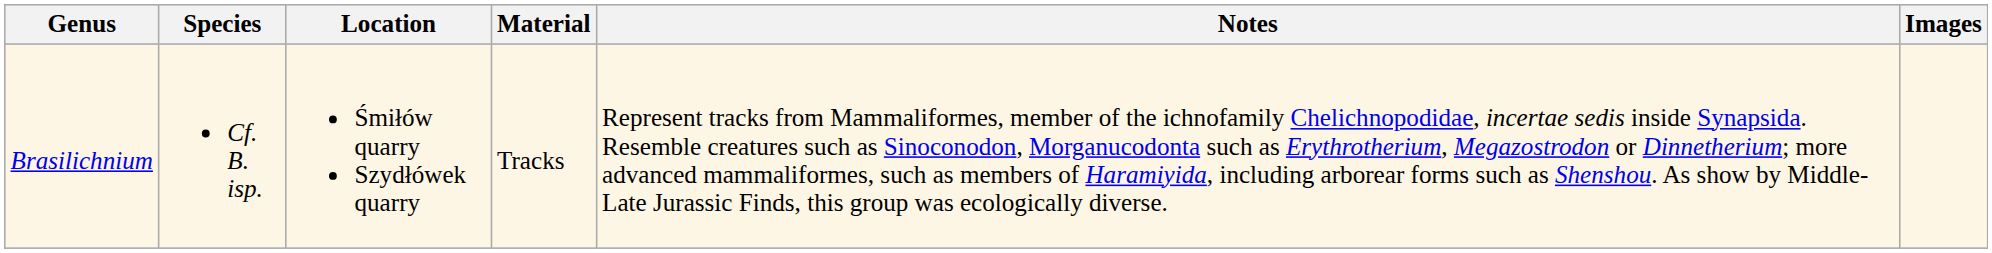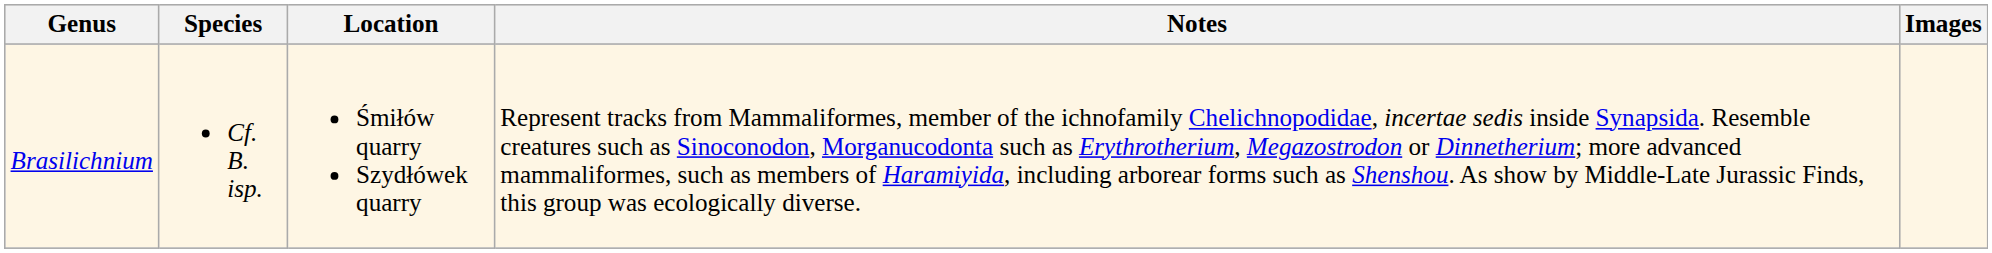- column: (544, 24)
